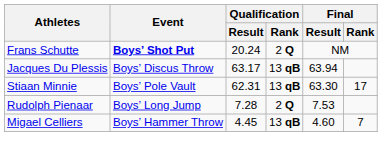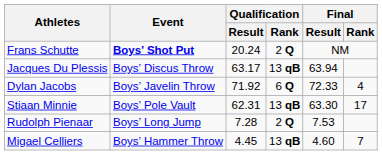+ row: (42, 87)
